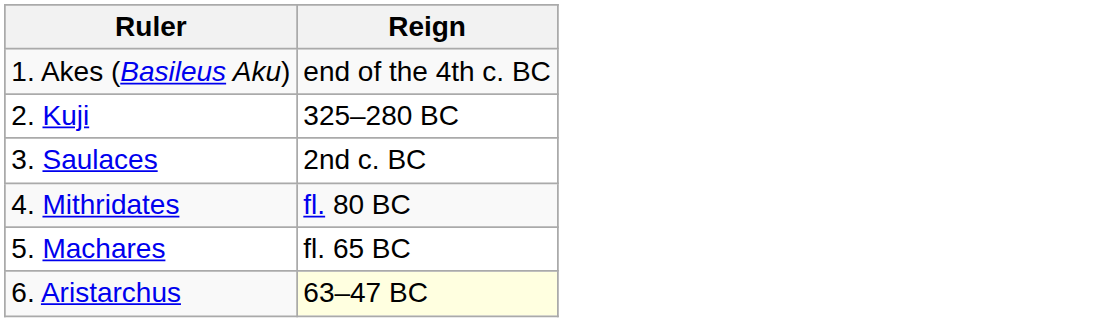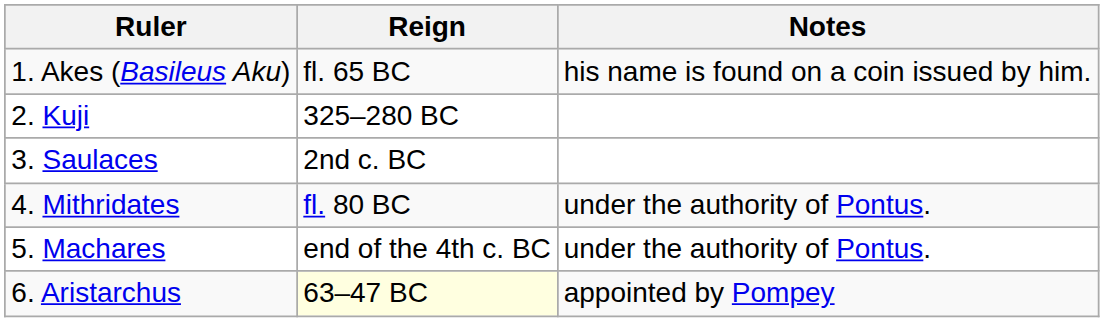+ column: (828, 26)
(427, 71) end of the 4th c. BC -> (357, 71) fl. 65 BC
(357, 248) fl. 65 BC -> (427, 248) end of the 4th c. BC
